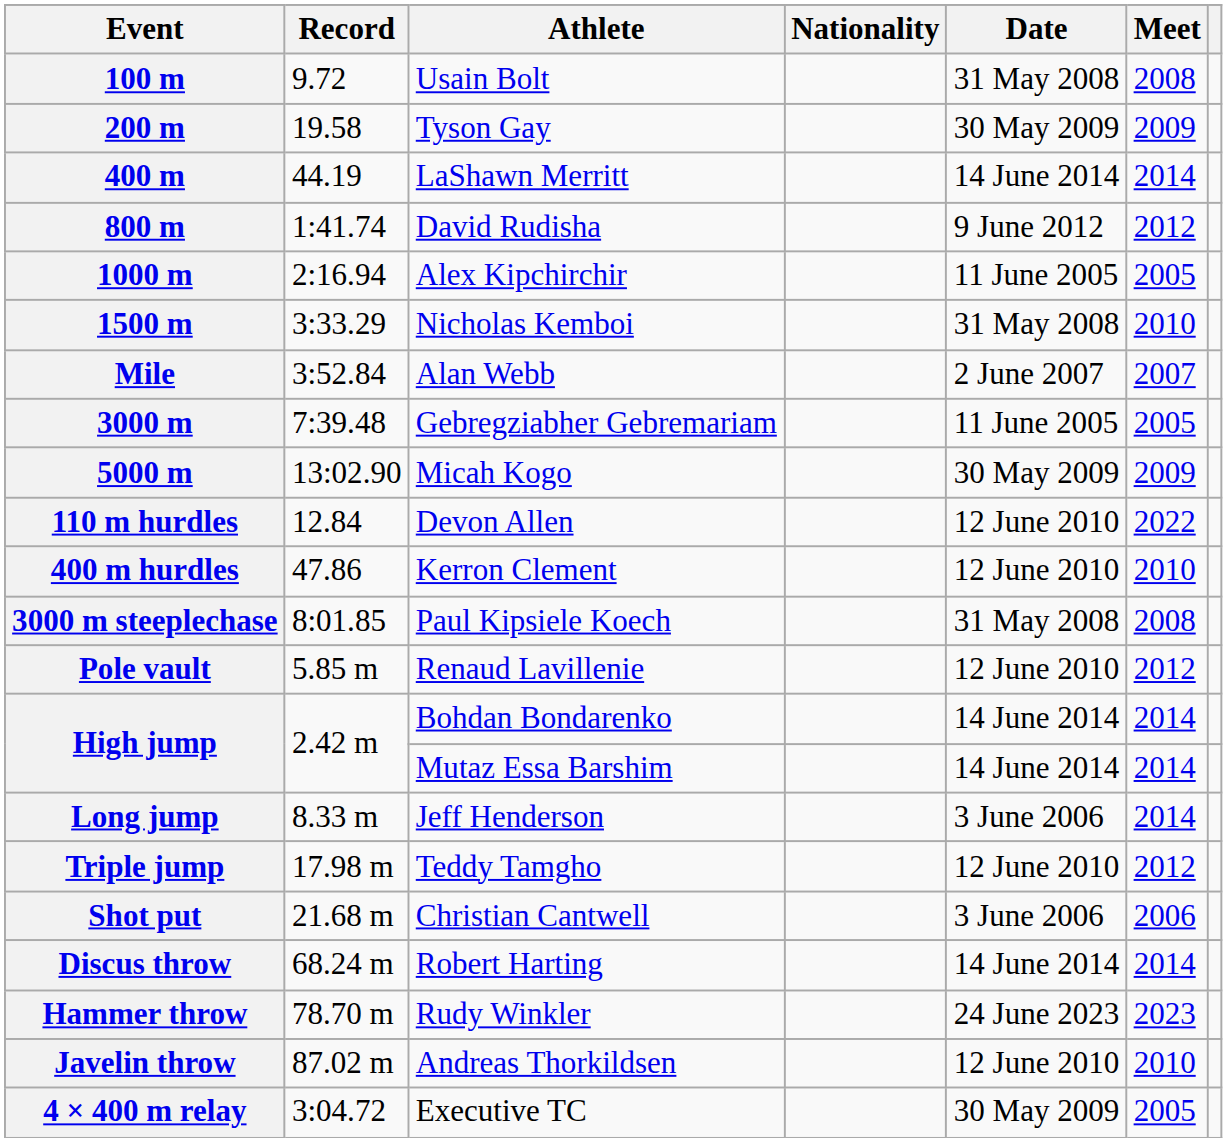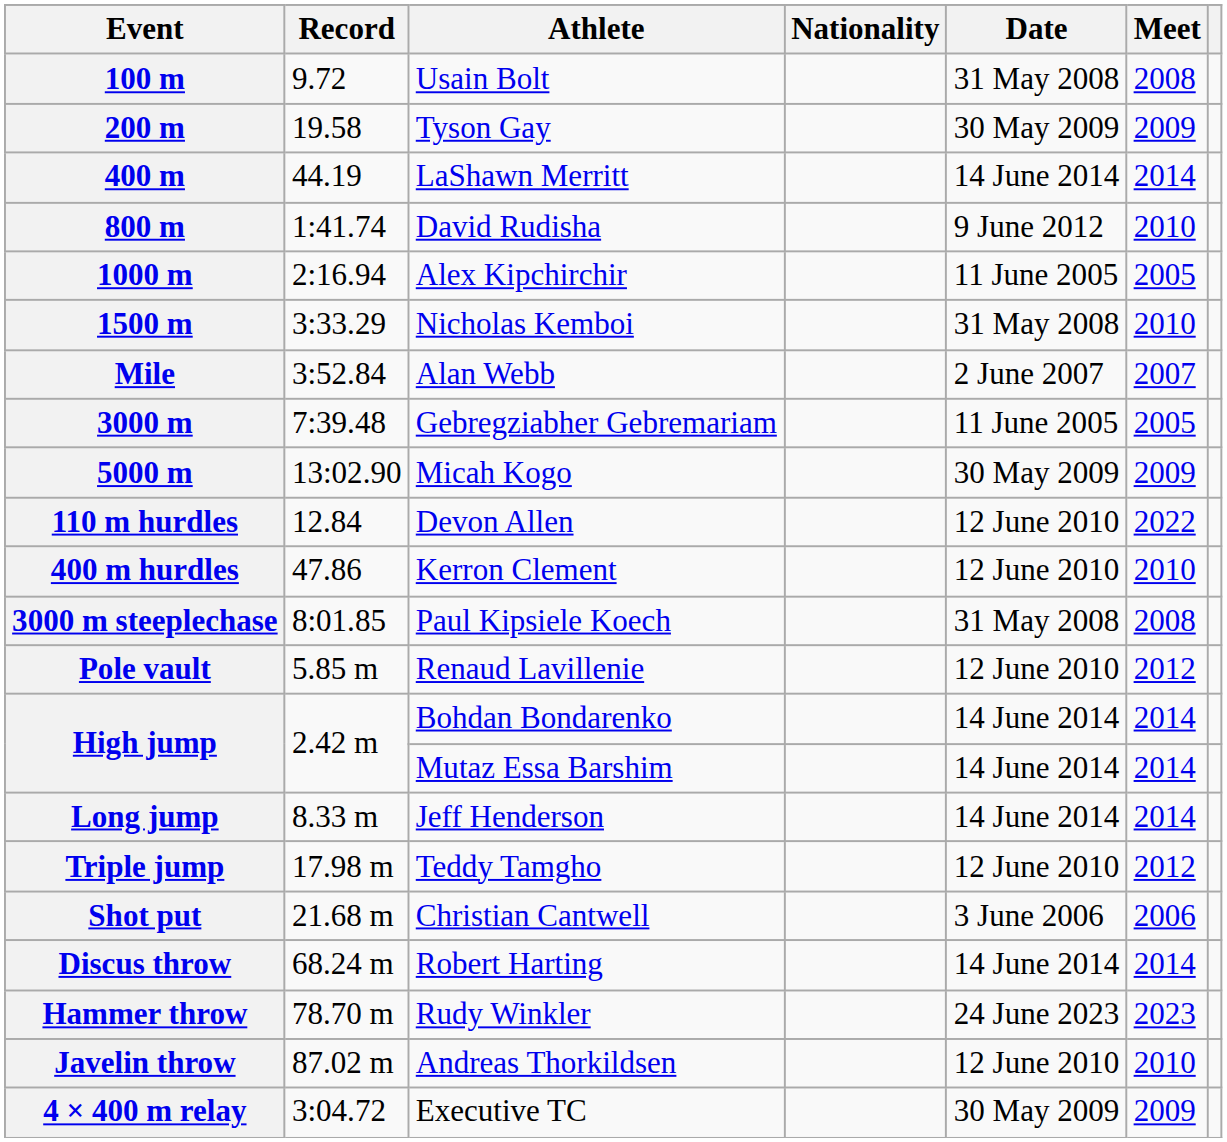(1165, 226) 2012 -> (1165, 226) 2010
(1029, 816) 3 June 2006 -> (1037, 816) 14 June 2014
(1165, 1112) 2005 -> (1165, 1112) 2009
